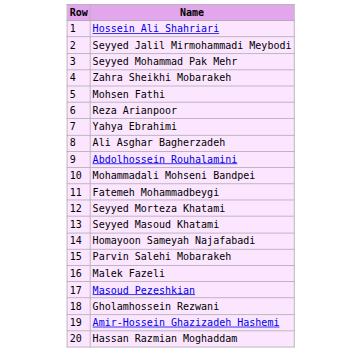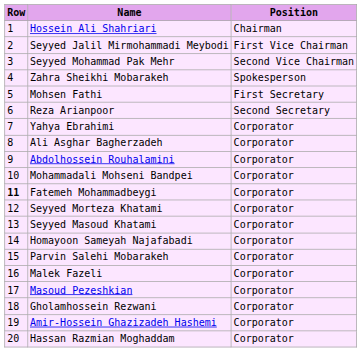+ column: (294, 13)
(76, 192) normal -> (13, 192) bold
